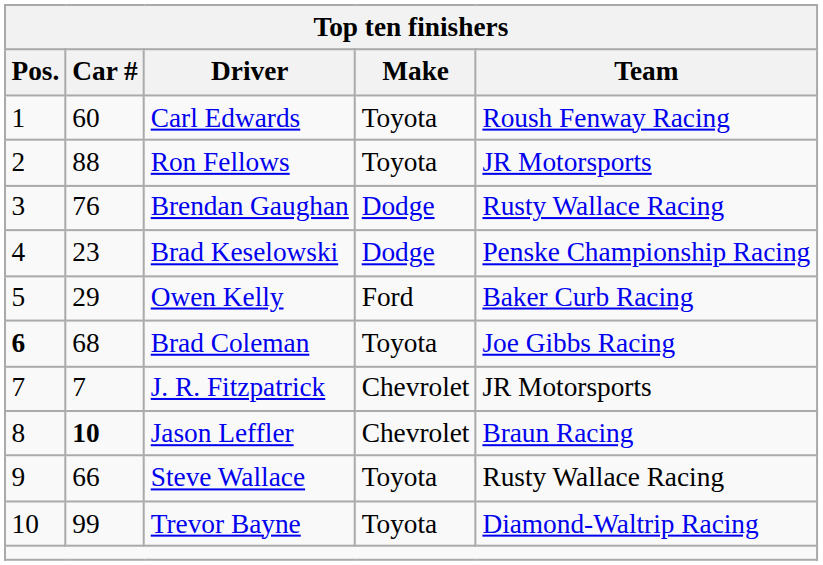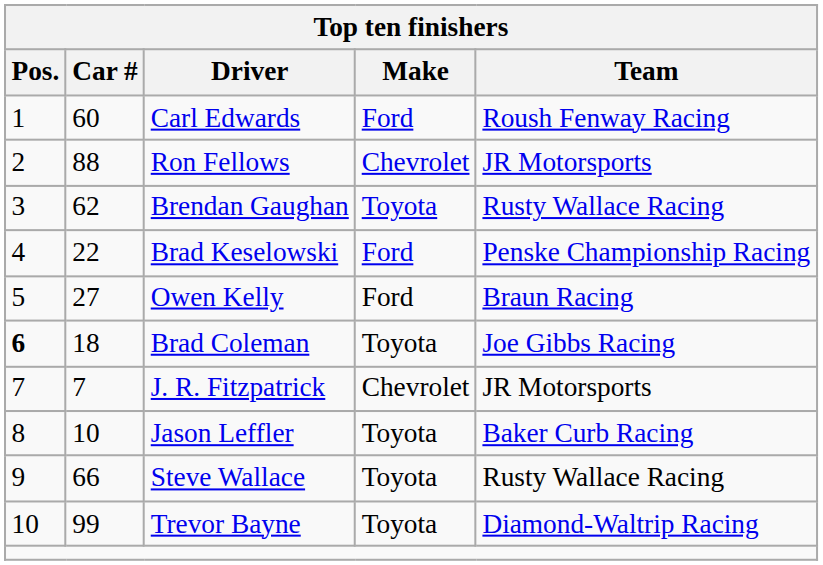(399, 116) Toyota -> (388, 116) Ford
(399, 161) Toyota -> (416, 161) Chevrolet
(86, 207) 76 -> (86, 207) 62
(398, 207) Dodge -> (399, 207) Toyota
(86, 252) 23 -> (86, 252) 22
(398, 252) Dodge -> (388, 252) Ford
(86, 297) 29 -> (86, 297) 27
(588, 297) Baker Curb Racing -> (558, 297) Braun Racing
(86, 342) 68 -> (86, 342) 18
(86, 432) bold -> (86, 432) normal
(416, 432) Chevrolet -> (399, 432) Toyota
(558, 432) Braun Racing -> (588, 432) Baker Curb Racing
